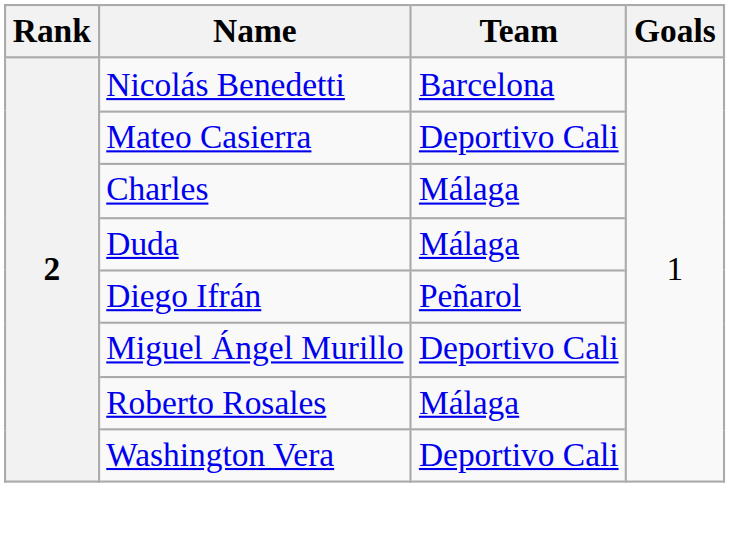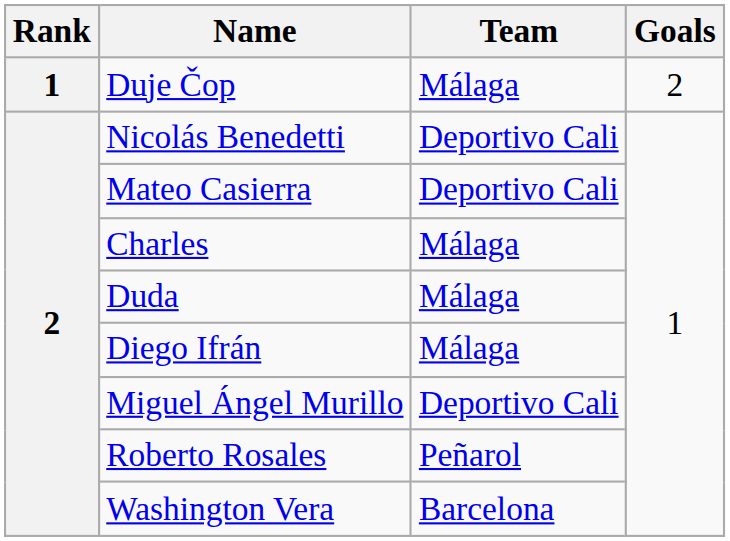+ row: (171, 84)
(487, 84) Barcelona -> (519, 137) Deportivo Cali
(470, 296) Peñarol -> (469, 349) Málaga
(469, 402) Málaga -> (470, 455) Peñarol
(519, 455) Deportivo Cali -> (487, 508) Barcelona
